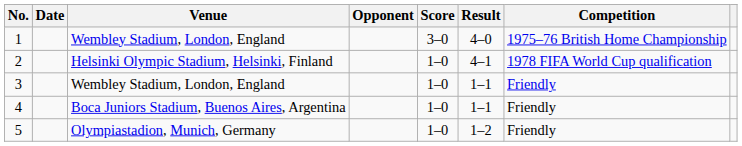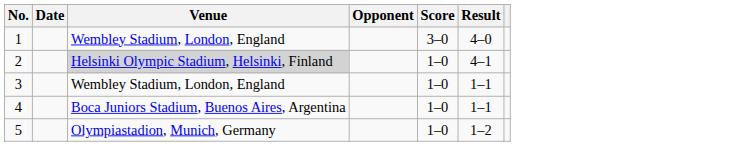- column: (617, 15)
(202, 61) no background -> (202, 61) lightgrey background
